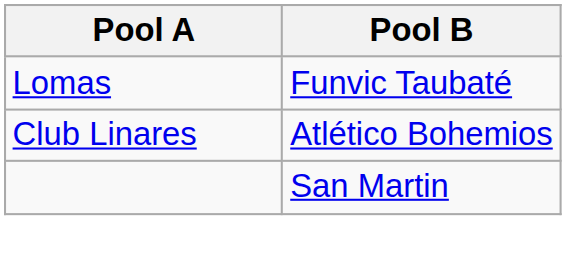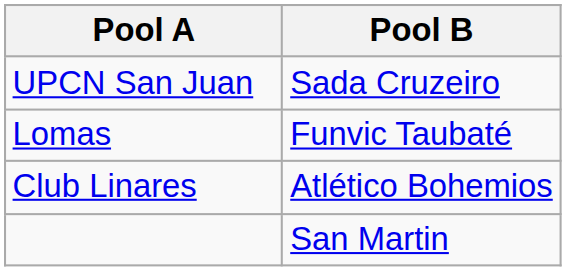+ row: (133, 82)
